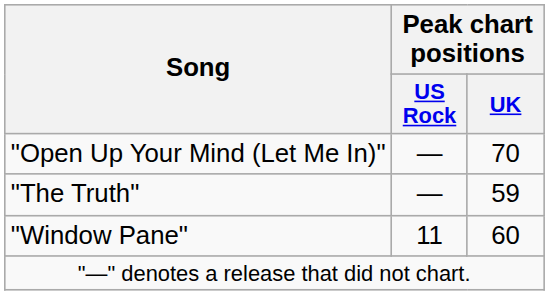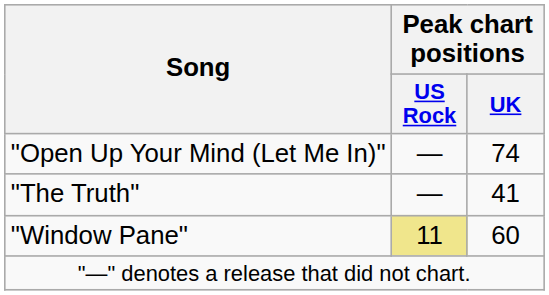(506, 153) 70 -> (506, 153) 74
(506, 194) 59 -> (506, 194) 41
(430, 235) no background -> (430, 235) khaki background
